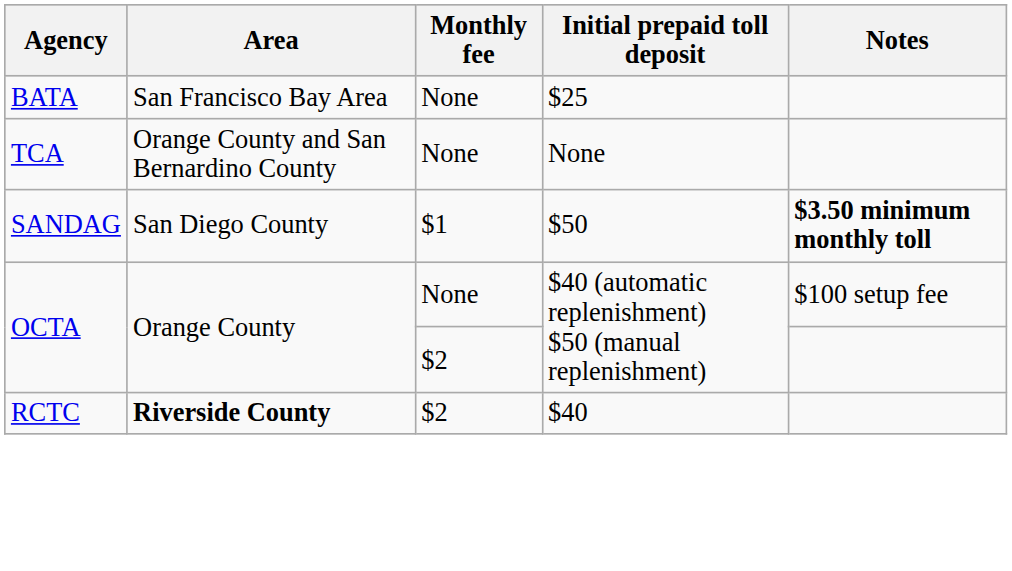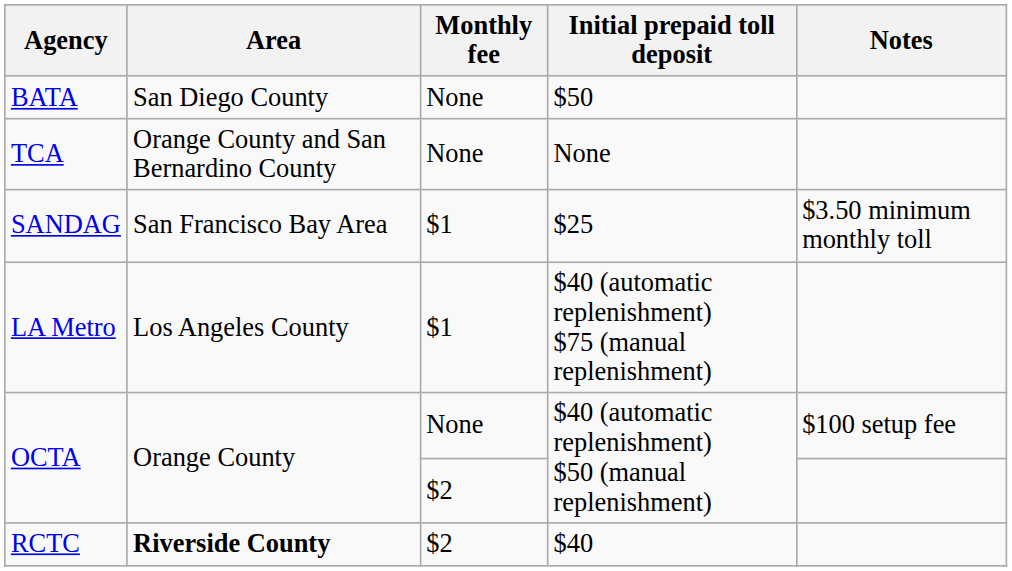(260, 97) San Francisco Bay Area -> (231, 97) San Diego County
(568, 97) $25 -> (573, 97) $50
(231, 225) San Diego County -> (260, 225) San Francisco Bay Area
(568, 225) $50 -> (573, 225) $25
(882, 225) bold -> (886, 225) normal
+ row: (63, 326)
